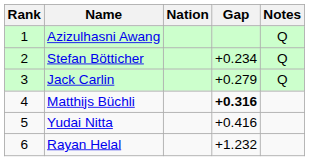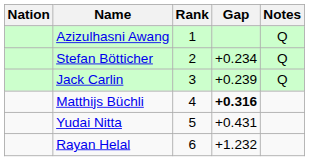columns swapped: (24, 15) <-> (188, 15)
(236, 79) +0.279 -> (236, 79) +0.239
(236, 123) +0.416 -> (236, 123) +0.431
